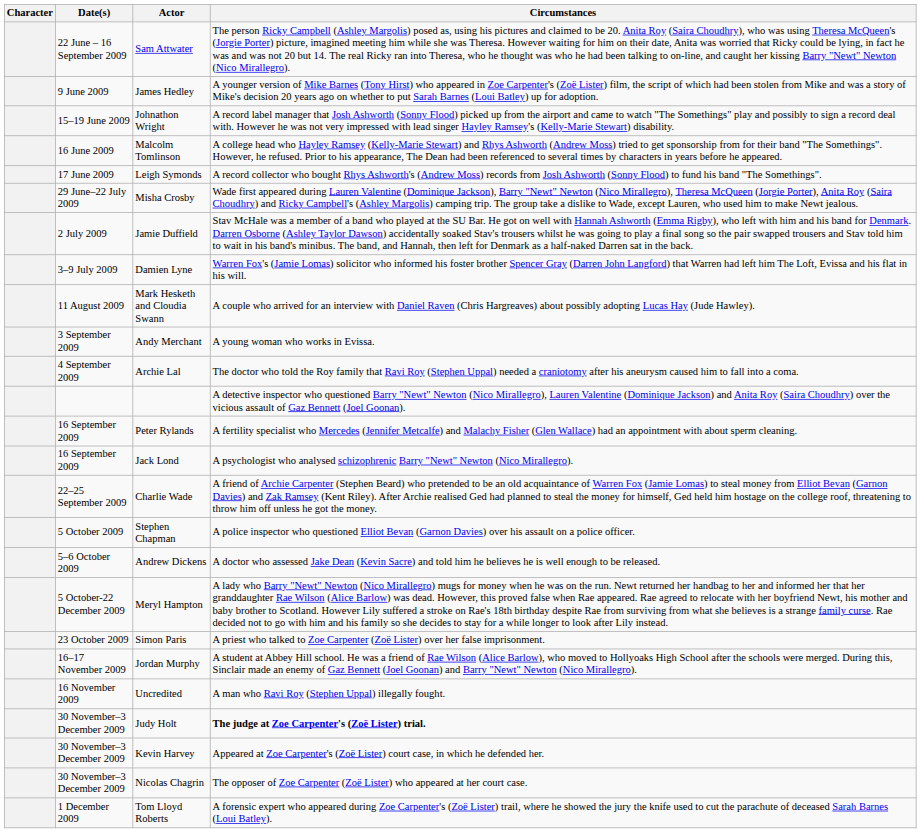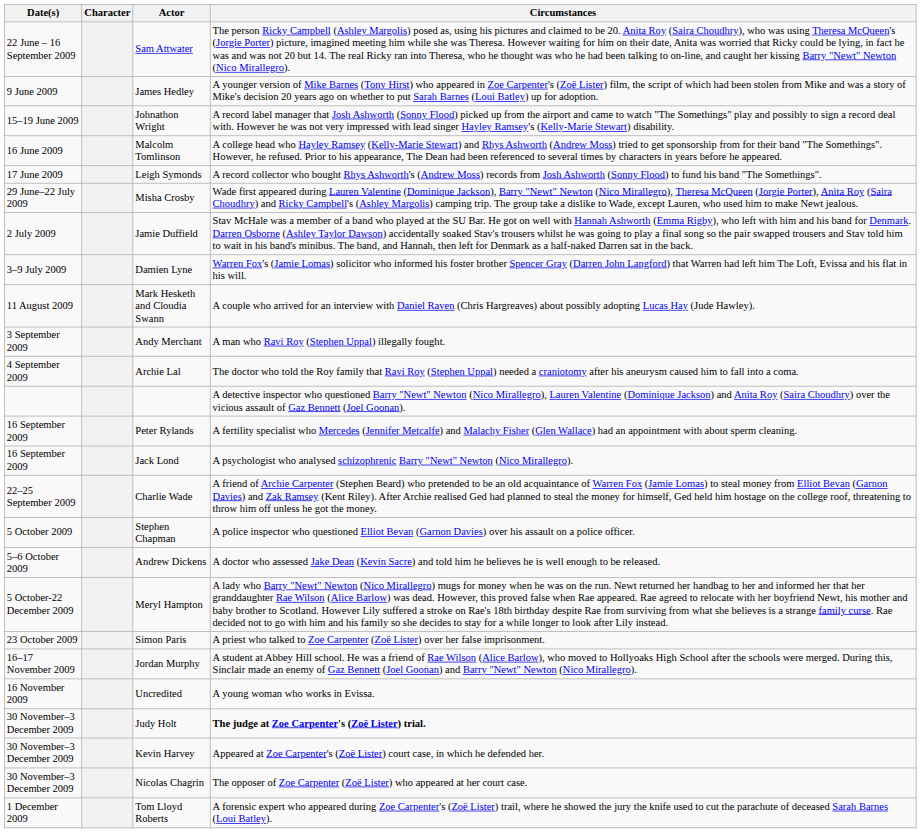columns swapped: (30, 13) <-> (94, 13)
(294, 342) A young woman who works in Evissa. -> (329, 342) A man who Ravi Roy (Stephen Uppal) illegally fought.
(329, 694) A man who Ravi Roy (Stephen Uppal) illegally fought. -> (294, 694) A young woman who works in Evissa.
